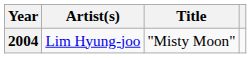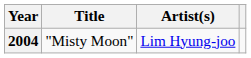columns swapped: (191, 16) <-> (93, 16)
